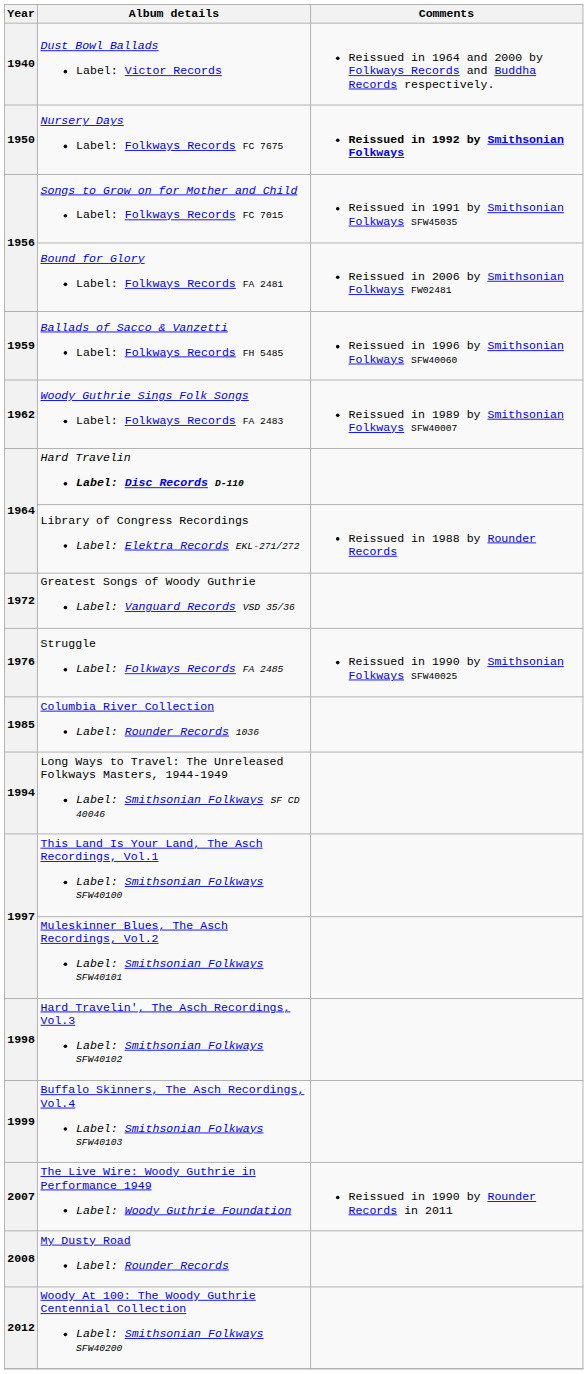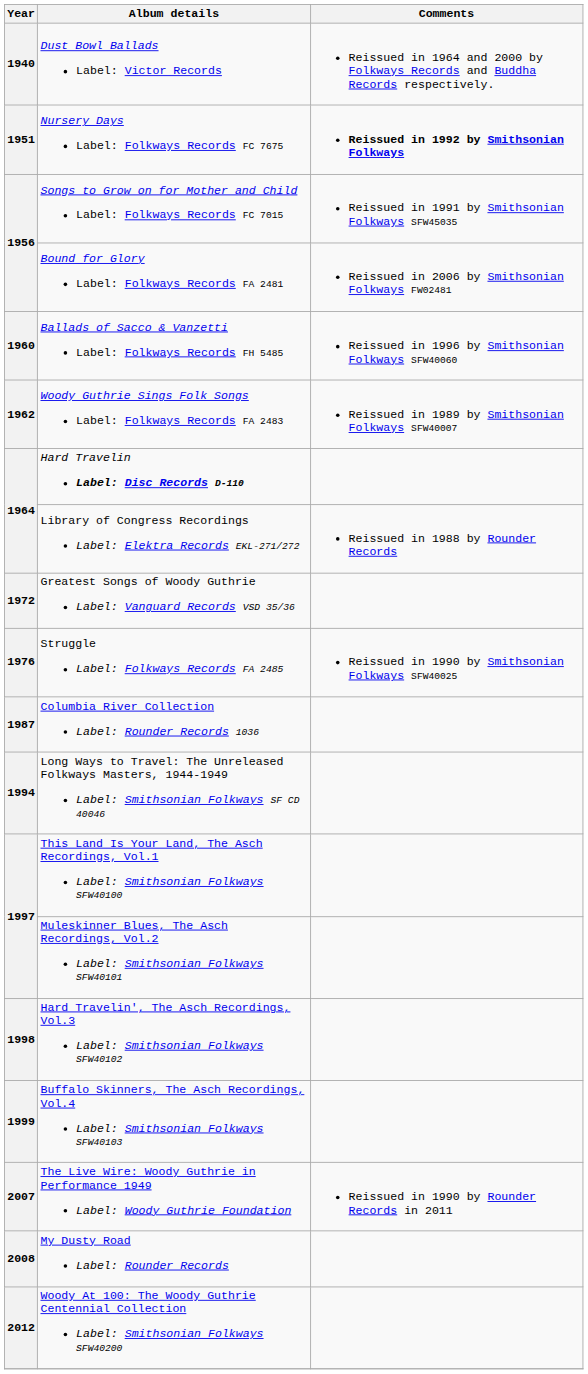(21, 140) 1950 -> (21, 140) 1951
(21, 346) 1959 -> (21, 346) 1960
(21, 725) 1985 -> (21, 725) 1987
